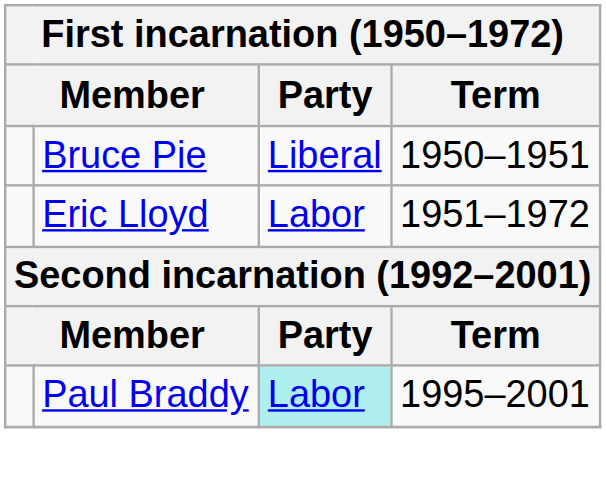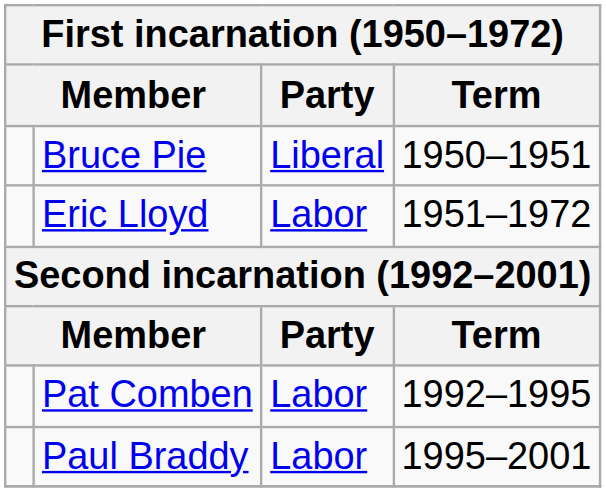+ row: (147, 395)
(316, 395) paleturquoise background -> (319, 455) no background
